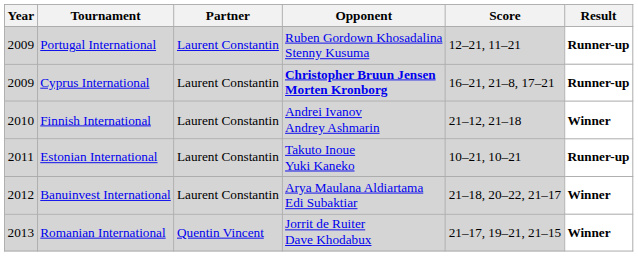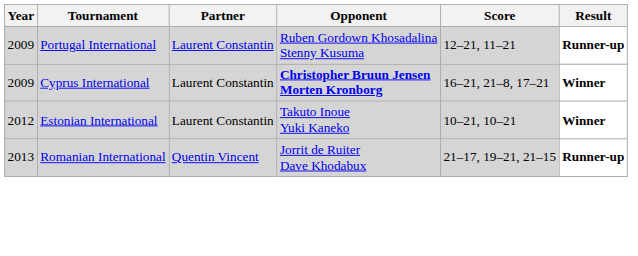(598, 82) Runner-up -> (584, 82) Winner
- row: (96, 120)
(21, 157) 2011 -> (21, 120) 2012
(598, 157) Runner-up -> (584, 120) Winner
- row: (106, 195)
(589, 232) Winner -> (593, 157) Runner-up
